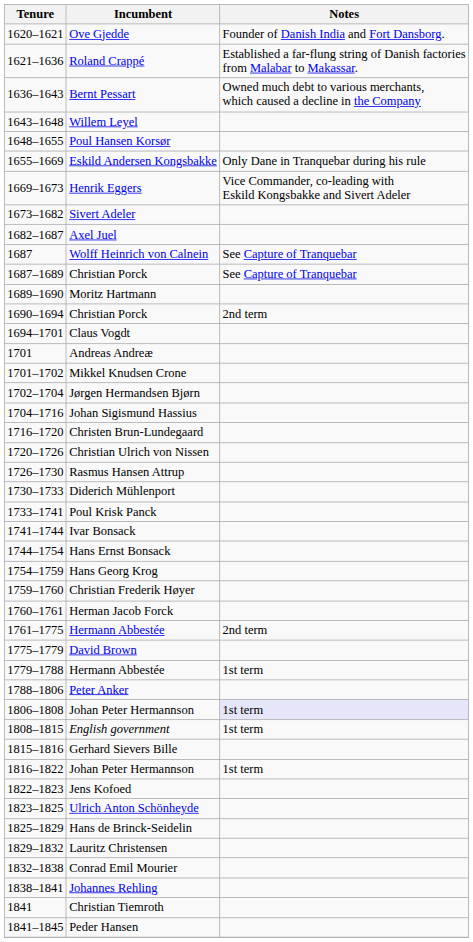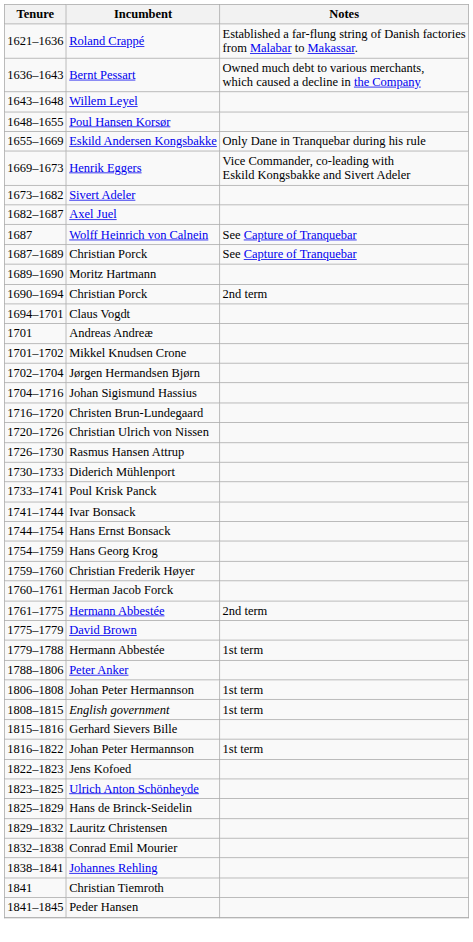- row: (35, 34)
(243, 709) lavender background -> (243, 689) no background
